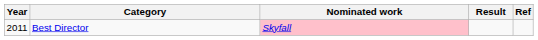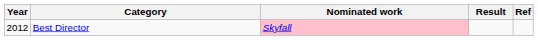(17, 27) 2011 -> (17, 27) 2012
